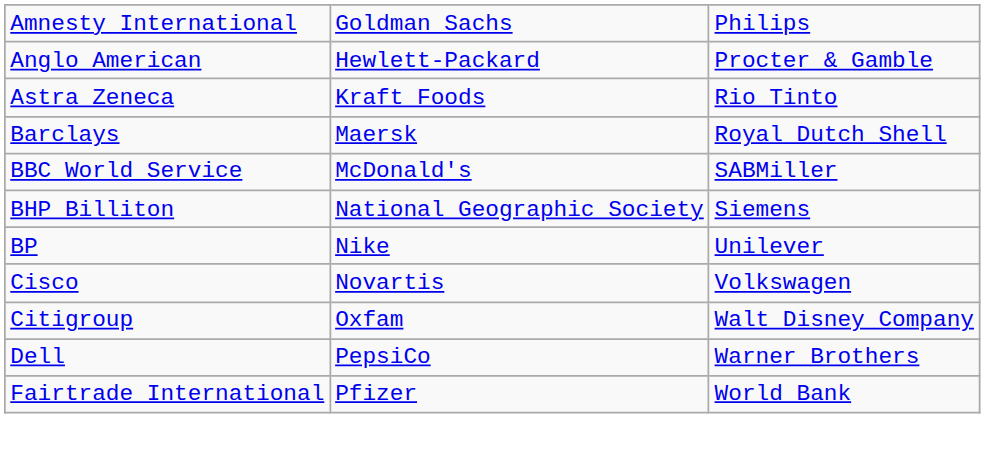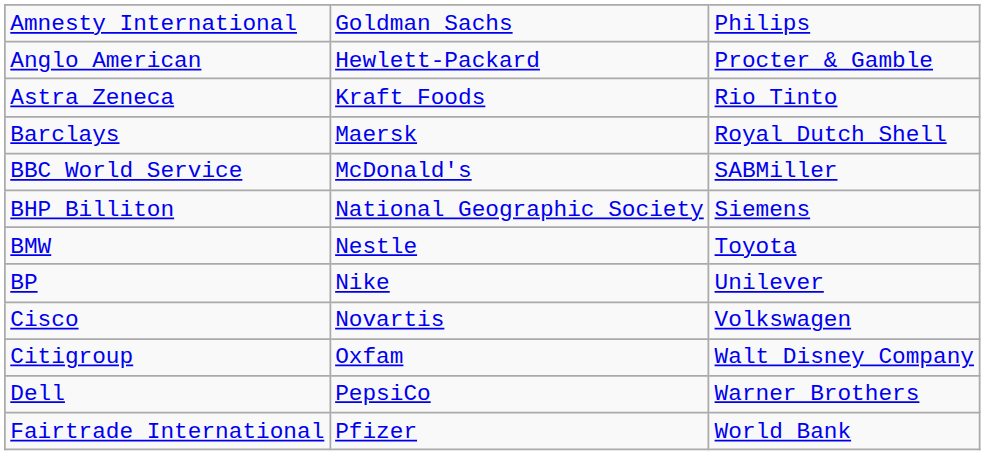+ row: (31, 246)
